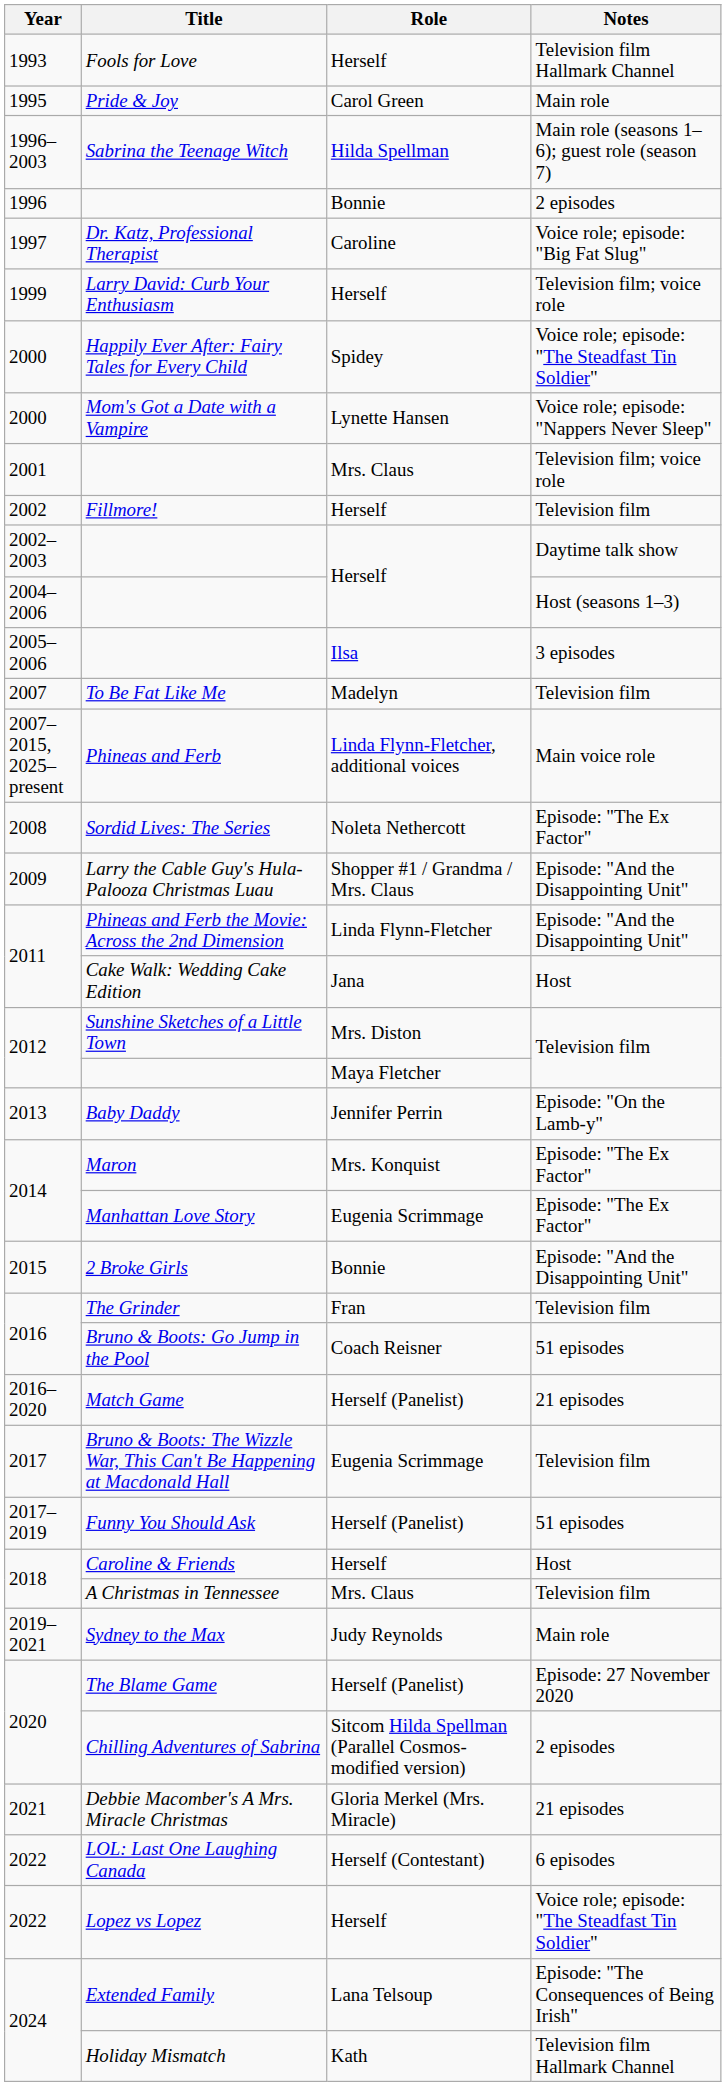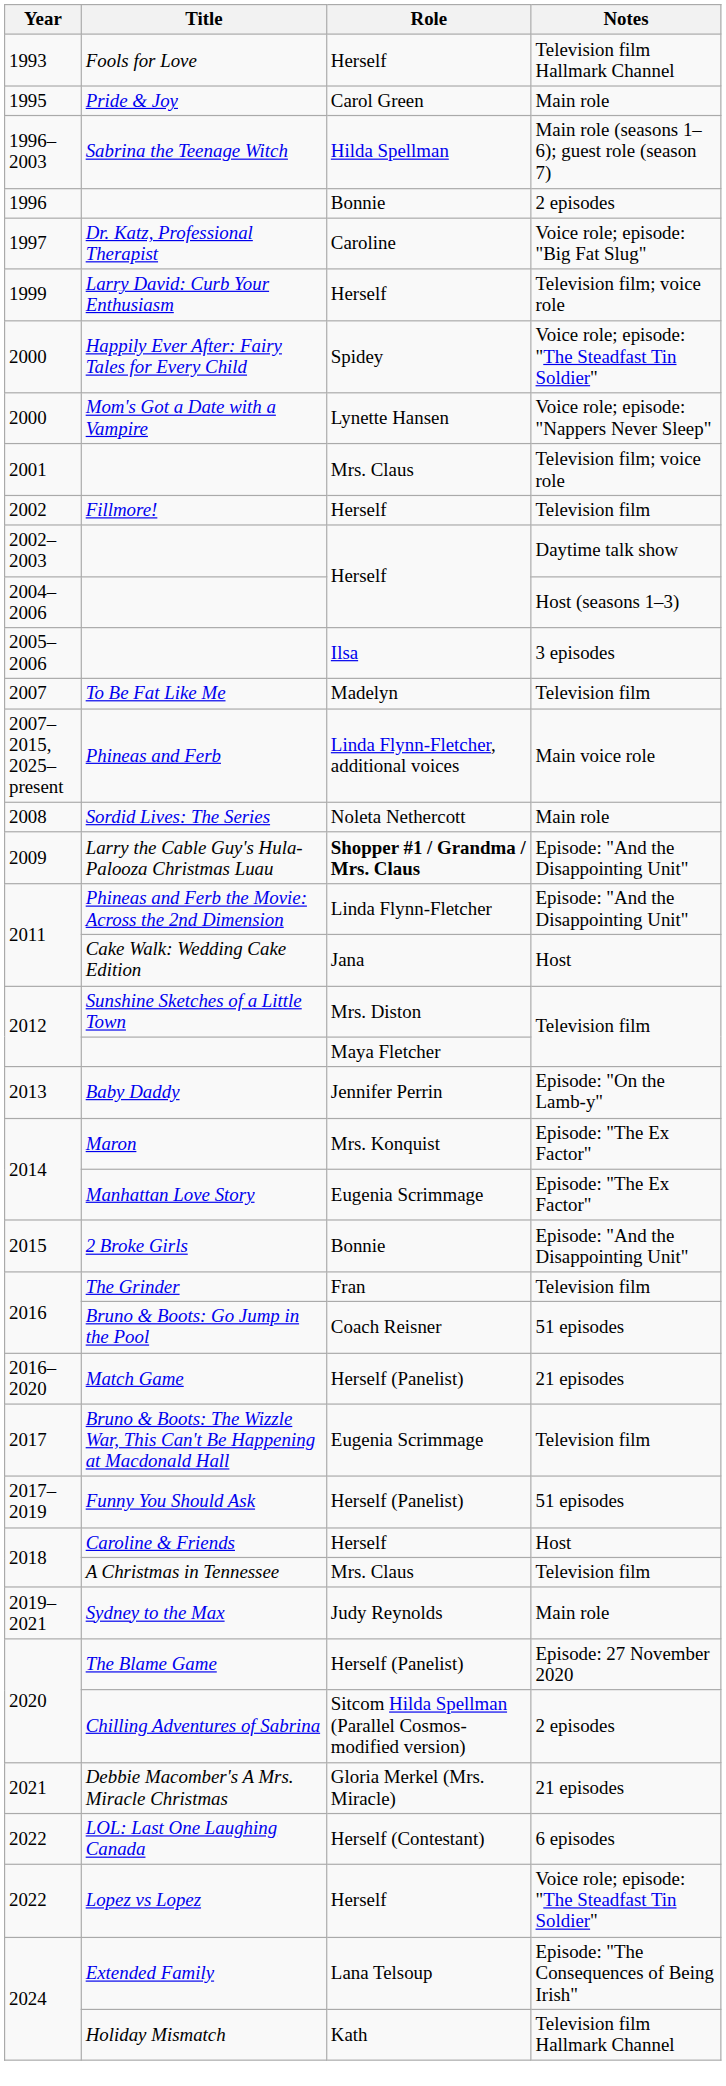(602, 827) Episode: "The Ex Factor" -> (573, 817) Main role
(422, 878) normal -> (428, 857) bold
